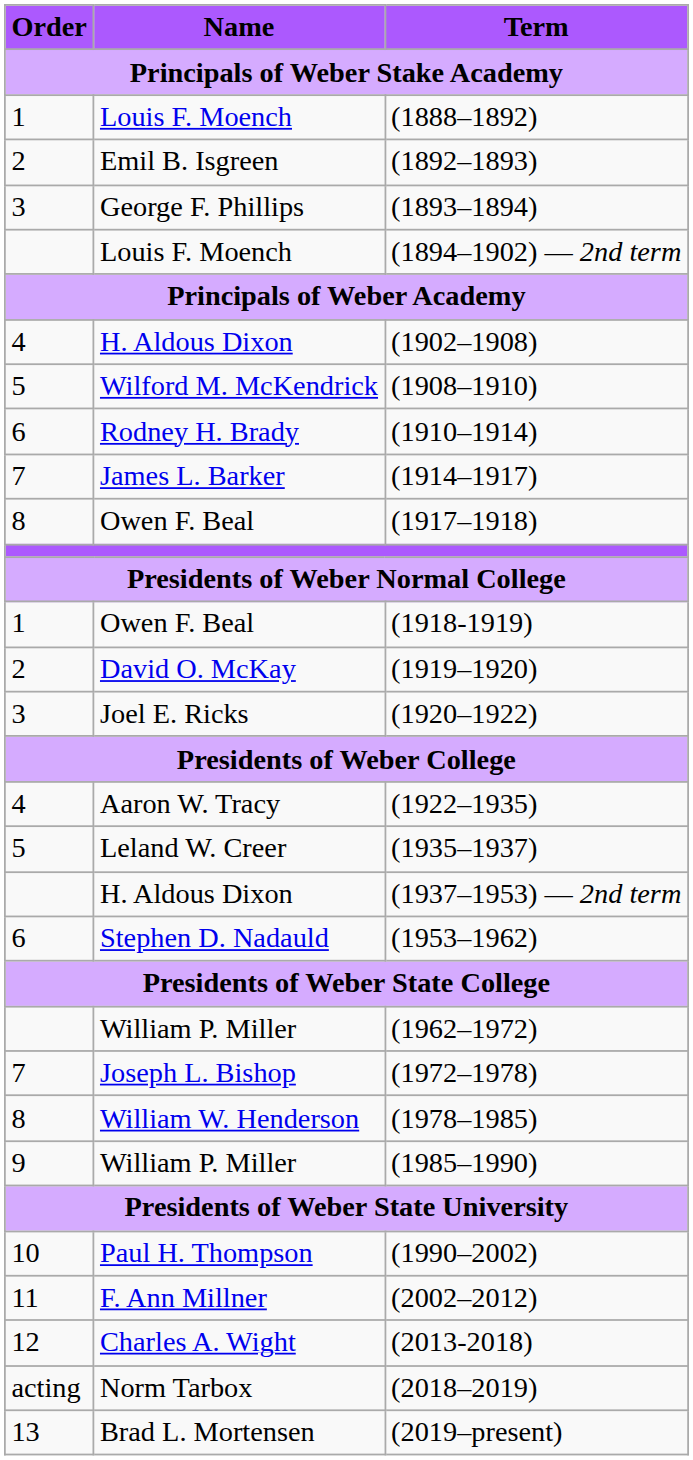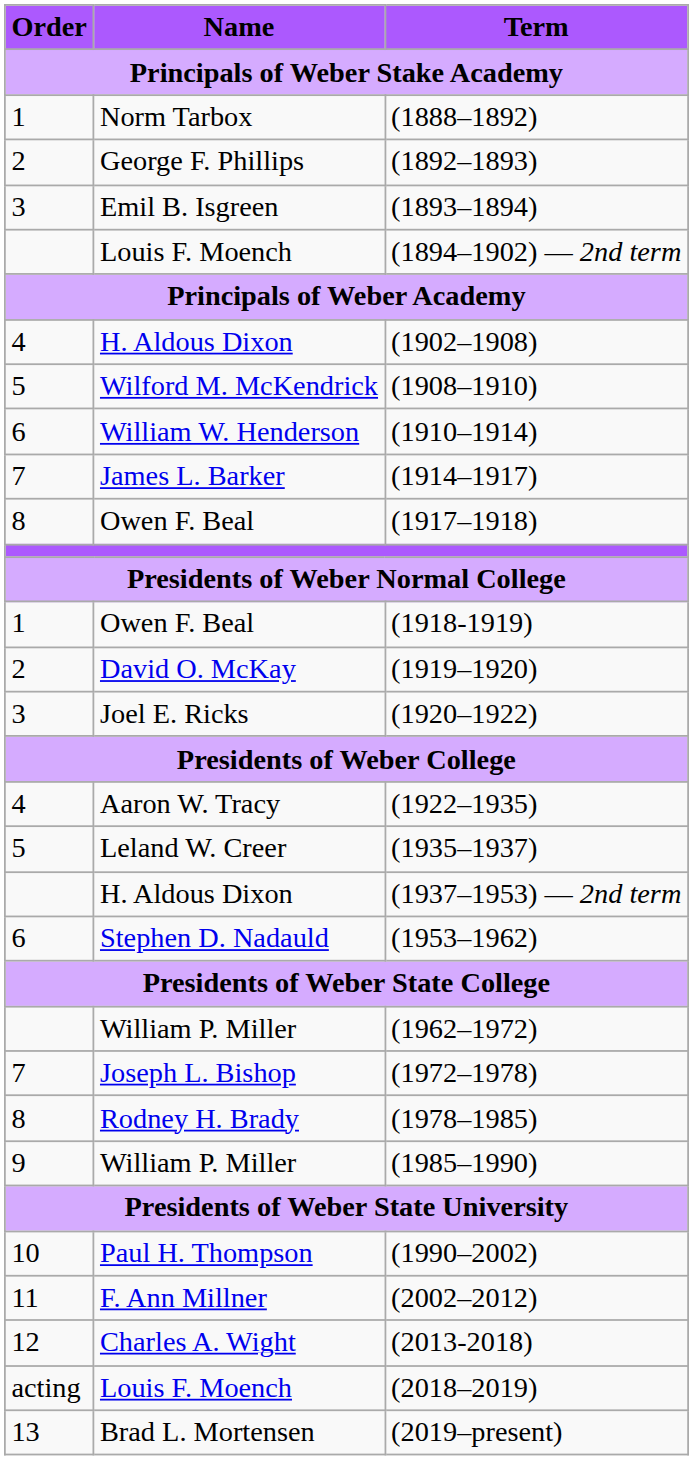(196, 116) Louis F. Moench -> (176, 116) Norm Tarbox
(189, 161) Emil B. Isgreen -> (202, 161) George F. Phillips
(202, 206) George F. Phillips -> (189, 206) Emil B. Isgreen
(199, 431) Rodney H. Brady -> (230, 431) William W. Henderson
(230, 1117) William W. Henderson -> (199, 1117) Rodney H. Brady
(176, 1387) Norm Tarbox -> (196, 1387) Louis F. Moench
